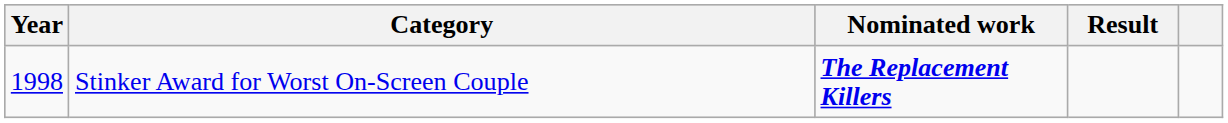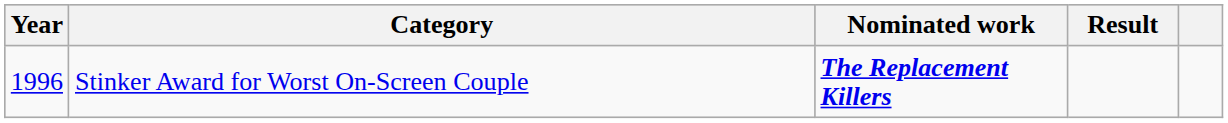(37, 81) 1998 -> (37, 81) 1996
